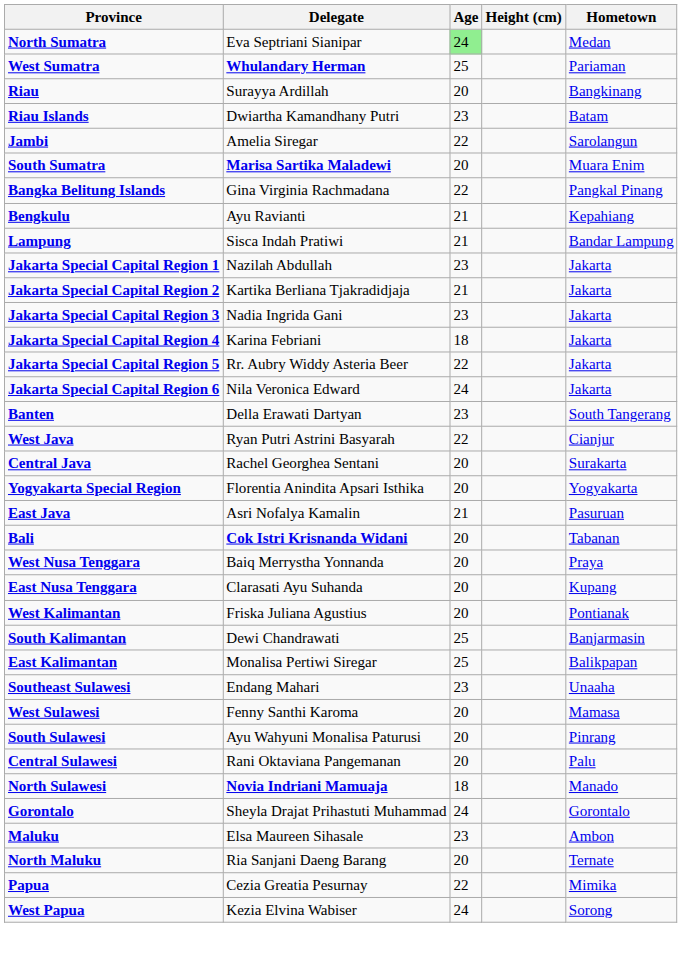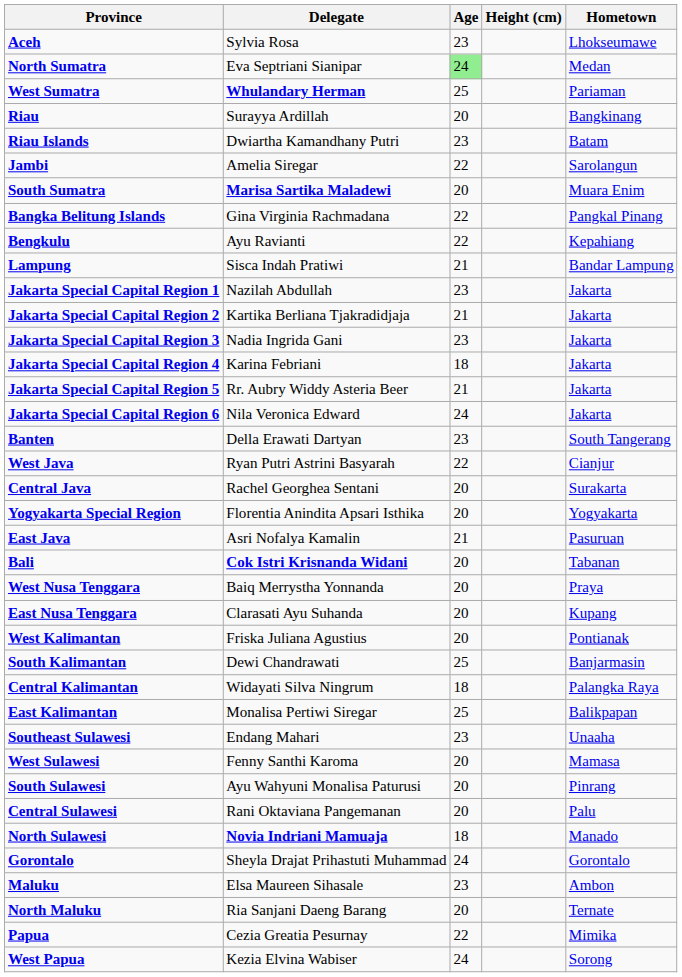+ row: (24, 41)
(461, 215) 21 -> (461, 240) 22
(461, 364) 22 -> (461, 389) 21
+ row: (73, 687)
